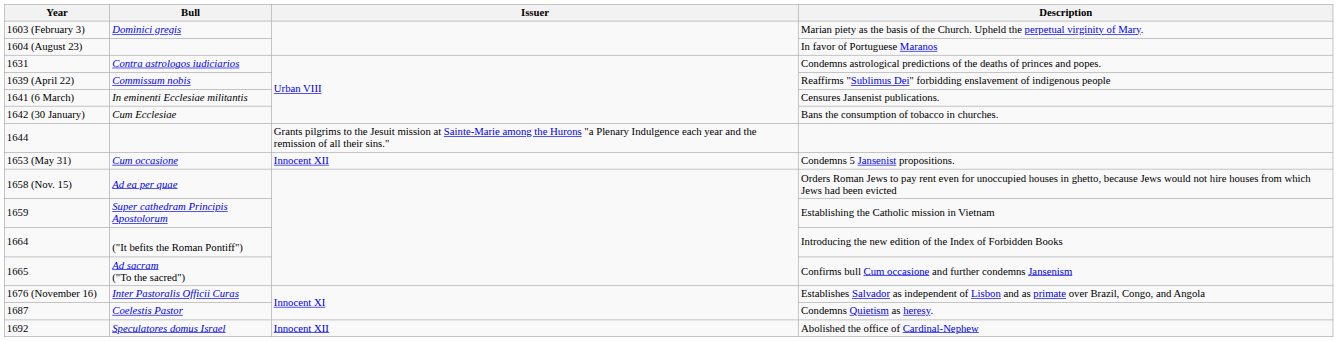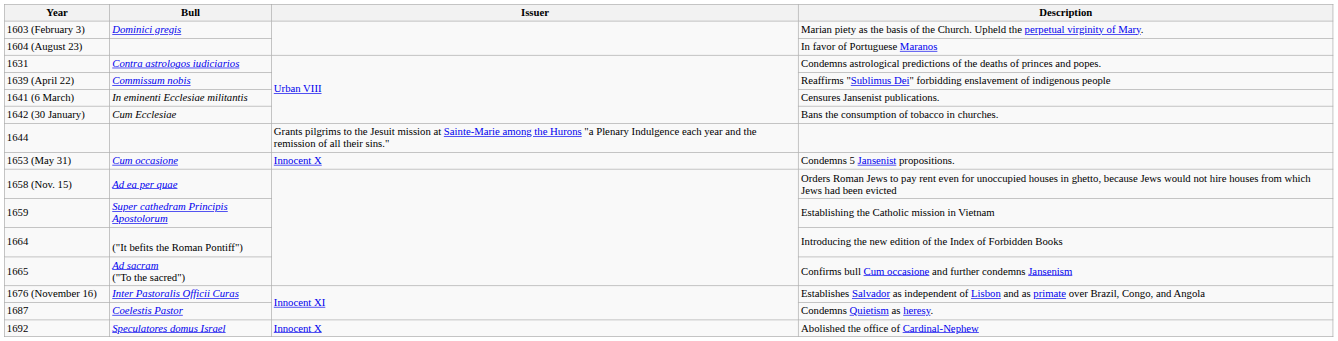(301, 161) Innocent XII -> (298, 161) Innocent X
(301, 328) Innocent XII -> (298, 328) Innocent X
